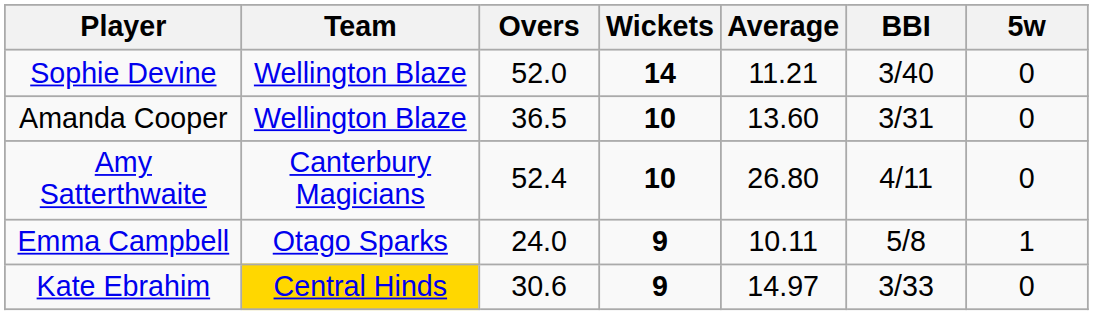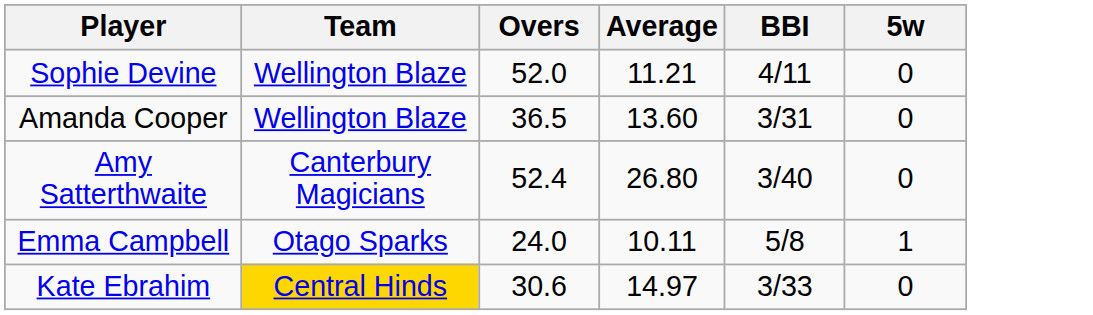- column: (660, 27)
(906, 72) 3/40 -> (785, 72) 4/11
(906, 179) 4/11 -> (785, 179) 3/40
